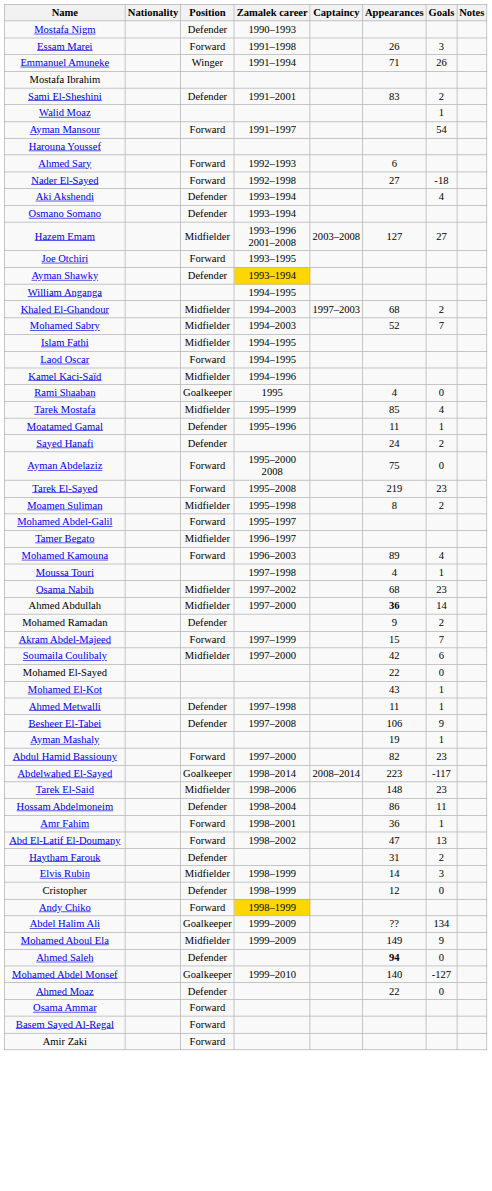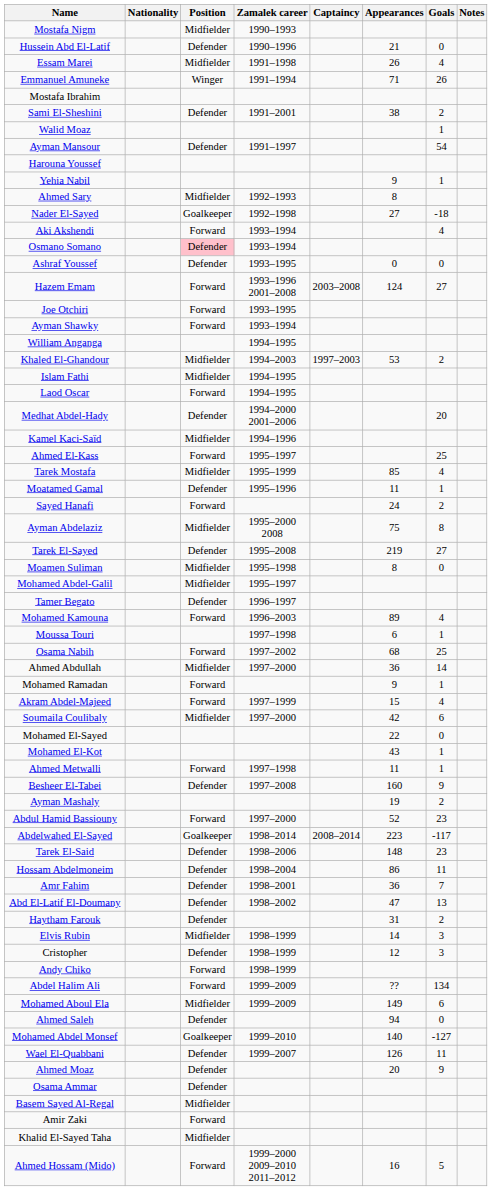(207, 29) Defender -> (207, 29) Midfielder
+ row: (65, 46)
(207, 46) Forward -> (207, 63) Midfielder
(441, 46) 3 -> (441, 63) 4
(394, 96) 83 -> (394, 113) 38
(207, 130) Forward -> (207, 146) Defender
+ row: (65, 180)
(207, 163) Forward -> (207, 197) Midfielder
(394, 163) 6 -> (394, 197) 8
(207, 180) Forward -> (207, 213) Goalkeeper
(207, 197) Defender -> (207, 230) Forward
(207, 213) no background -> (207, 247) pink background
+ row: (65, 264)
(207, 236) Midfielder -> (207, 286) Forward
(394, 236) 127 -> (394, 286) 124
(207, 275) Defender -> (207, 326) Forward
(272, 275) gold background -> (272, 326) no background
(394, 309) 68 -> (394, 359) 53
- row: (65, 326)
+ row: (65, 415)
+ row: (65, 455)
- row: (65, 393)
(207, 443) Defender -> (207, 505) Forward
(207, 466) Forward -> (207, 528) Midfielder
(441, 466) 0 -> (441, 528) 8
(207, 488) Forward -> (207, 550) Defender
(441, 488) 23 -> (441, 550) 27
(441, 505) 2 -> (441, 567) 0
(207, 522) Forward -> (207, 584) Midfielder
(207, 539) Midfielder -> (207, 601) Defender
(394, 572) 4 -> (394, 634) 6
(207, 589) Midfielder -> (207, 651) Forward
(441, 589) 23 -> (441, 651) 25
(394, 606) bold -> (394, 668) normal
(207, 622) Defender -> (207, 684) Forward
(441, 622) 2 -> (441, 684) 1
(441, 639) 7 -> (441, 701) 4
(207, 706) Defender -> (207, 768) Forward
(394, 723) 106 -> (394, 785) 160
(441, 740) 1 -> (441, 802) 2
(394, 756) 82 -> (394, 818) 52
(207, 790) Midfielder -> (207, 852) Defender
(207, 823) Forward -> (207, 885) Defender
(441, 823) 1 -> (441, 885) 7
(207, 840) Forward -> (207, 902) Defender
(441, 890) 0 -> (441, 952) 3
(272, 907) gold background -> (272, 969) no background
(207, 924) Goalkeeper -> (207, 986) Forward
(441, 940) 9 -> (441, 1003) 6
(394, 957) bold -> (394, 1019) normal
+ row: (65, 1053)
(394, 991) 22 -> (394, 1070) 20
(441, 991) 0 -> (441, 1070) 9
(207, 1007) Forward -> (207, 1086) Defender
(207, 1024) Forward -> (207, 1103) Midfielder
+ row: (65, 1137)
+ row: (65, 1165)
